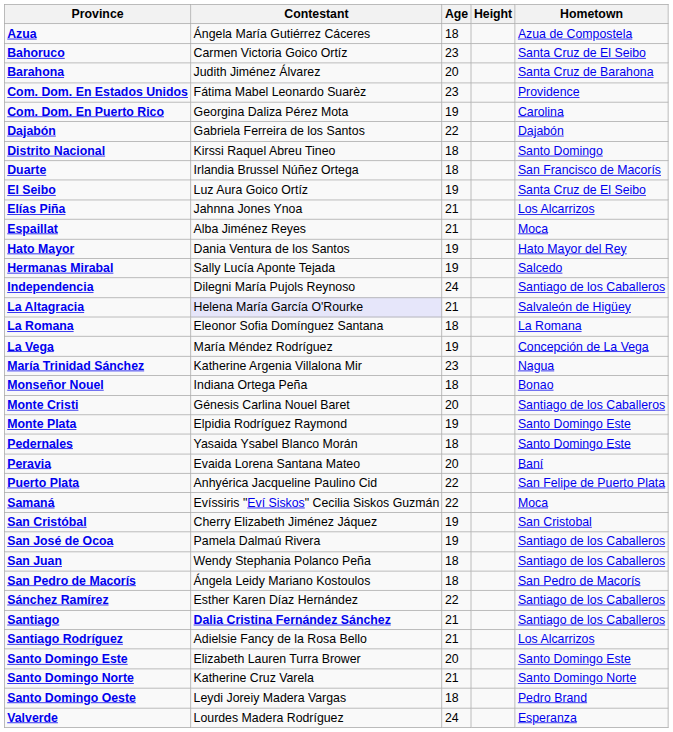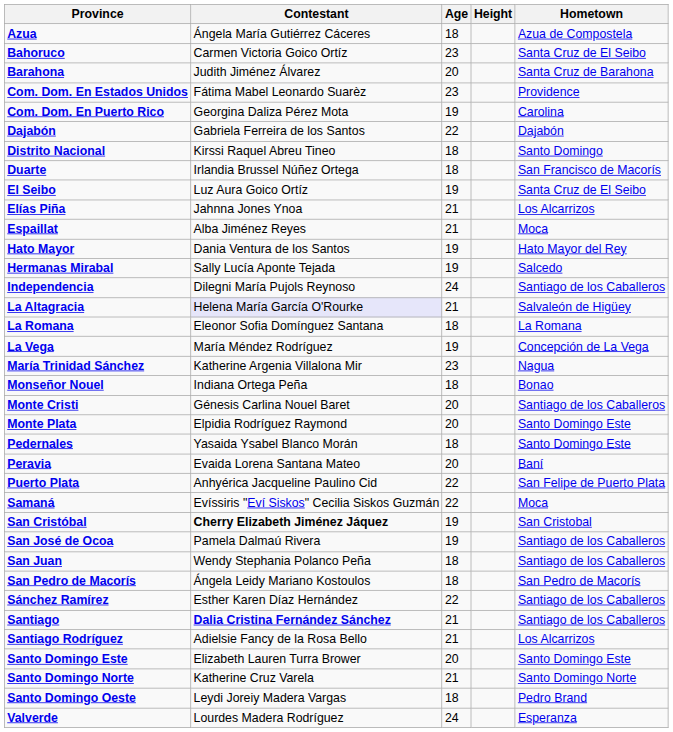(452, 424) 19 -> (452, 424) 20
(285, 522) normal -> (291, 522) bold
